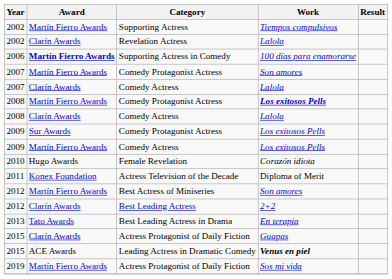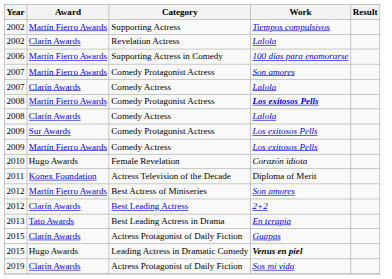(72, 57) bold -> (68, 57) normal
(52, 251) ACE Awards -> (53, 251) Hugo Awards
(68, 266) Martín Fierro Awards -> (55, 266) Clarín Awards
